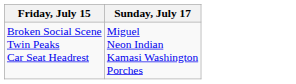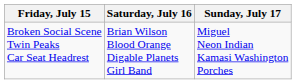+ column: (149, 13)
